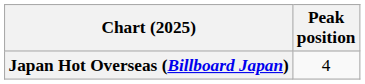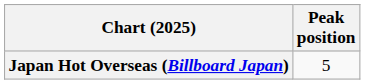(326, 65) 4 -> (326, 65) 5
